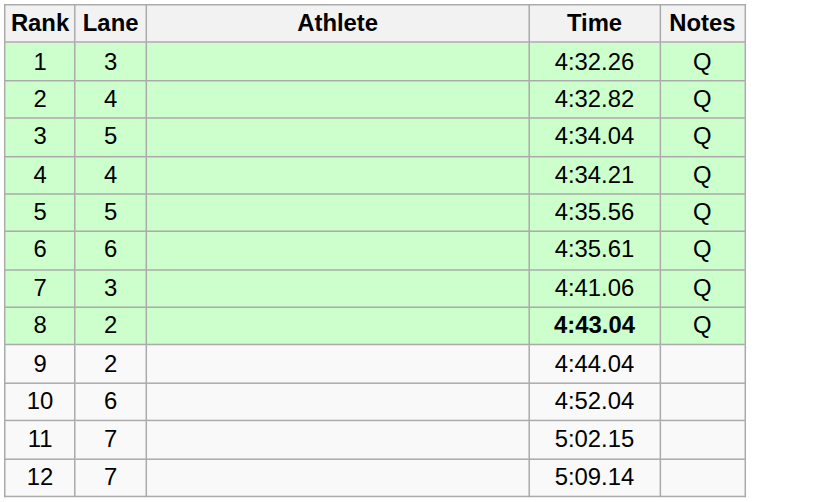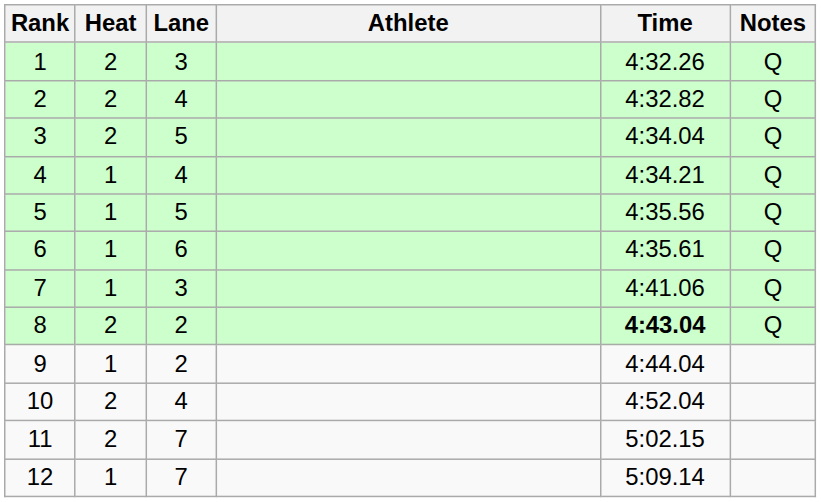+ column: (111, 23)
(111, 401) 6 -> (181, 401) 4
